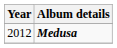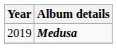(19, 33) 2012 -> (19, 33) 2019
